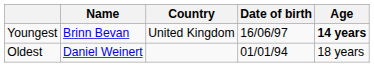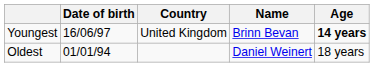columns swapped: (103, 14) <-> (276, 14)
